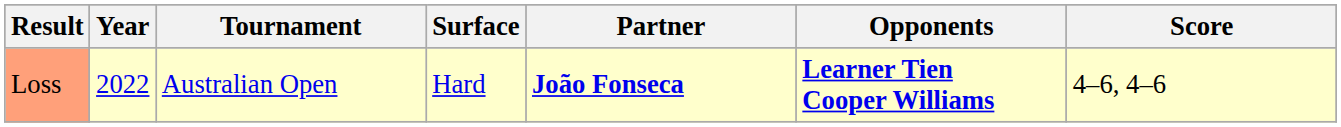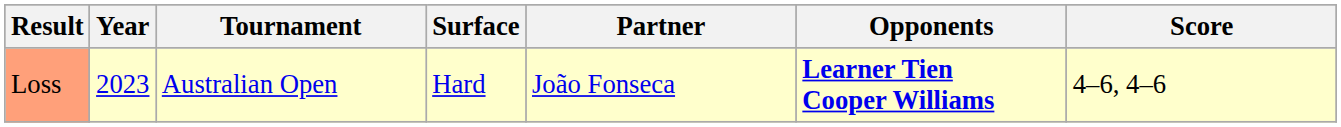(123, 84) 2022 -> (123, 84) 2023
(608, 84) bold -> (604, 84) normal
